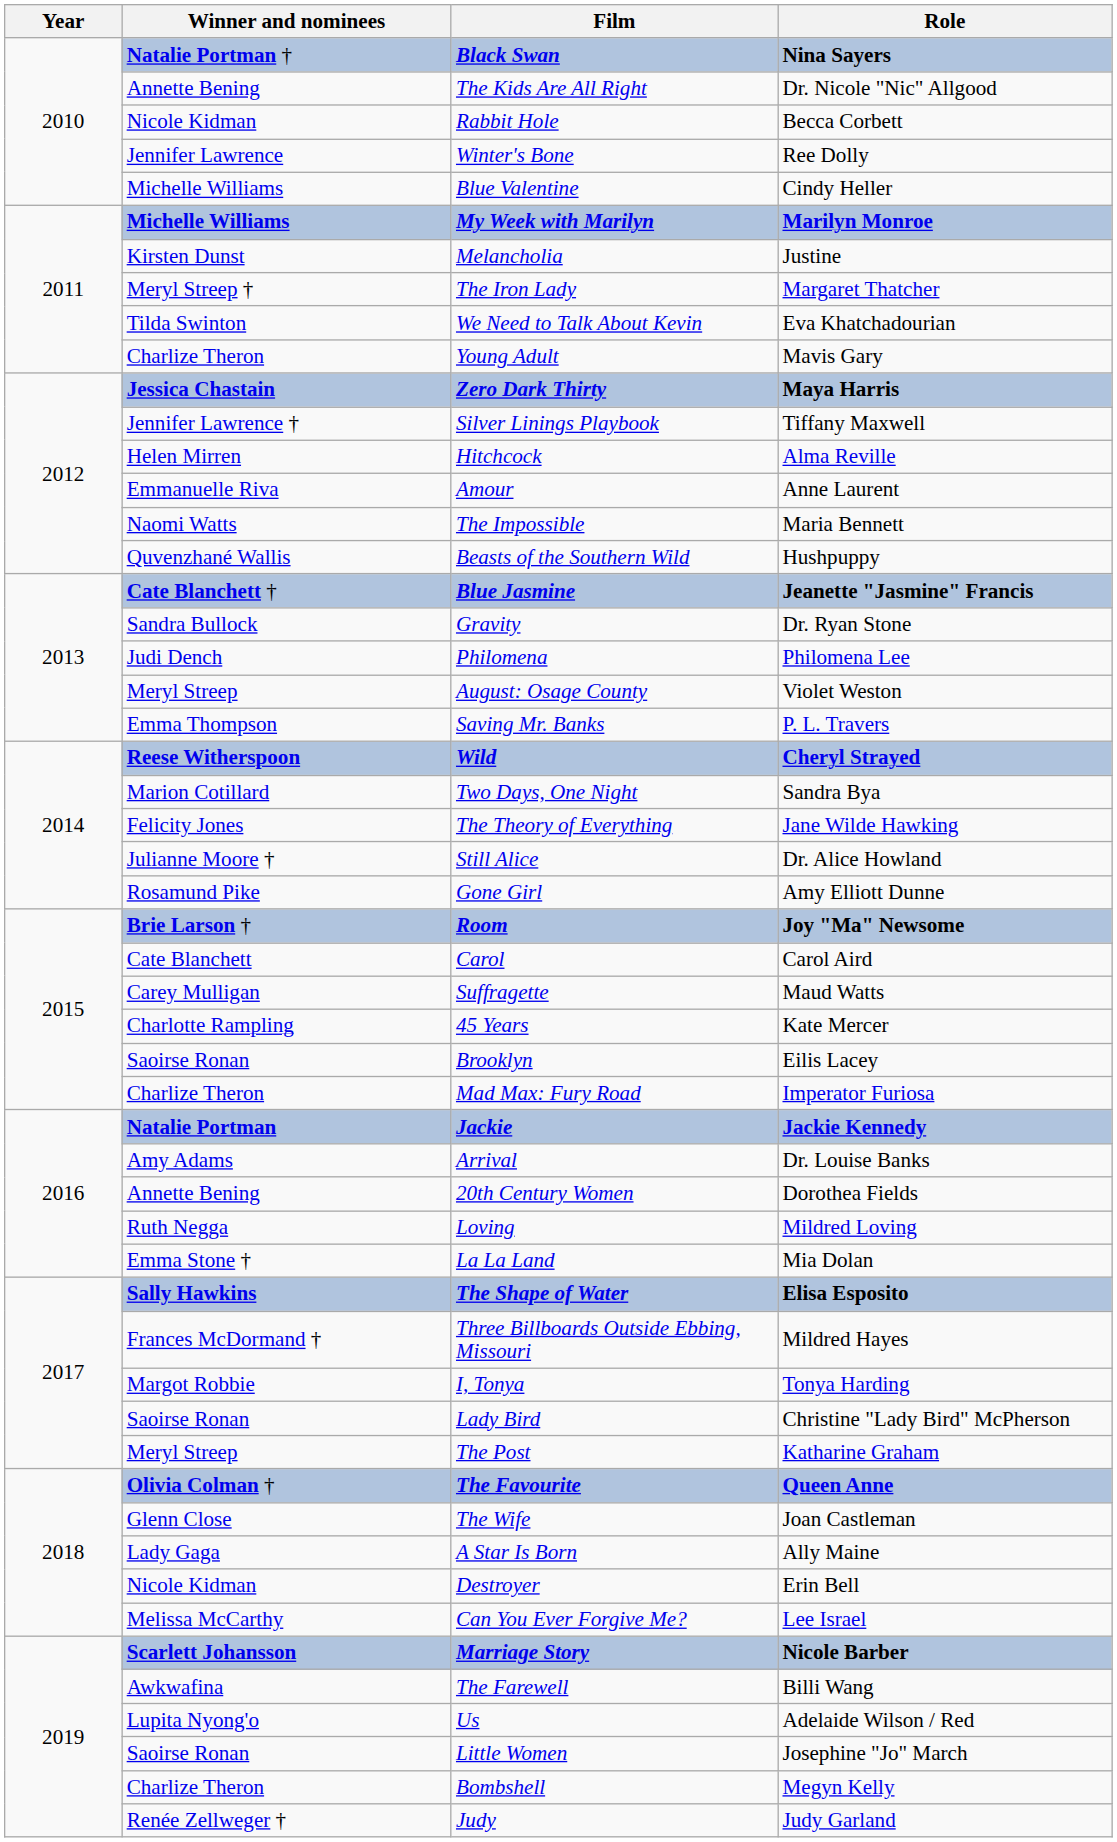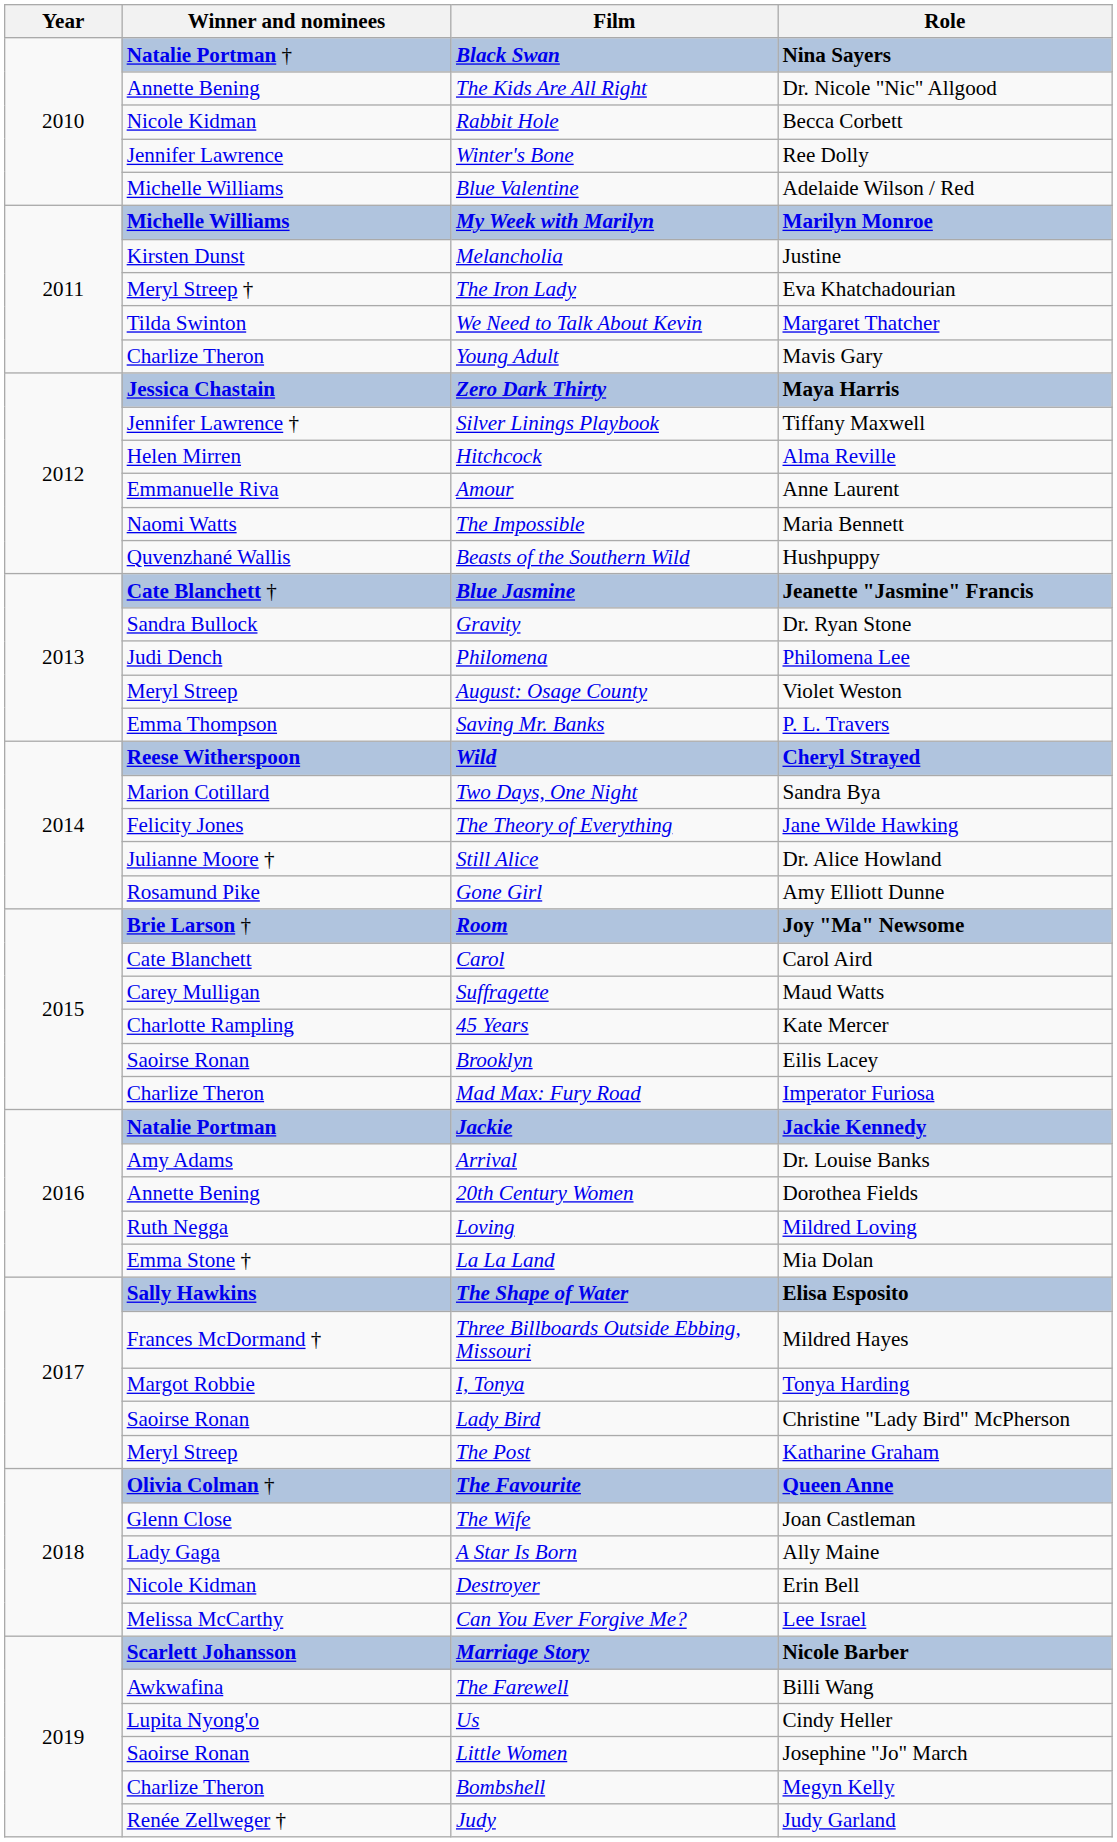(837, 188) Cindy Heller -> (878, 188) Adelaide Wilson / Red
(861, 289) Margaret Thatcher -> (869, 289) Eva Khatchadourian
(869, 322) Eva Khatchadourian -> (861, 322) Margaret Thatcher
(878, 1719) Adelaide Wilson / Red -> (837, 1719) Cindy Heller
